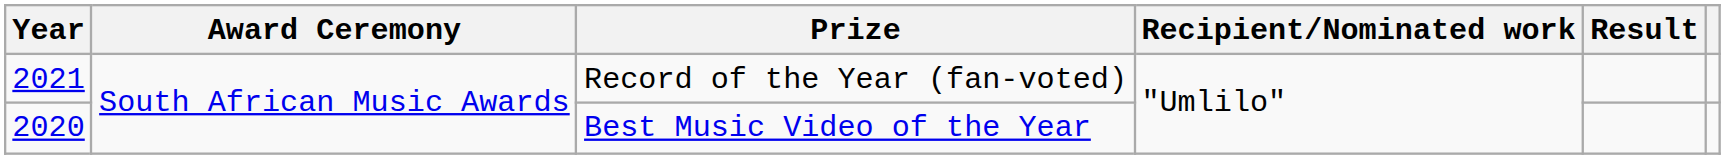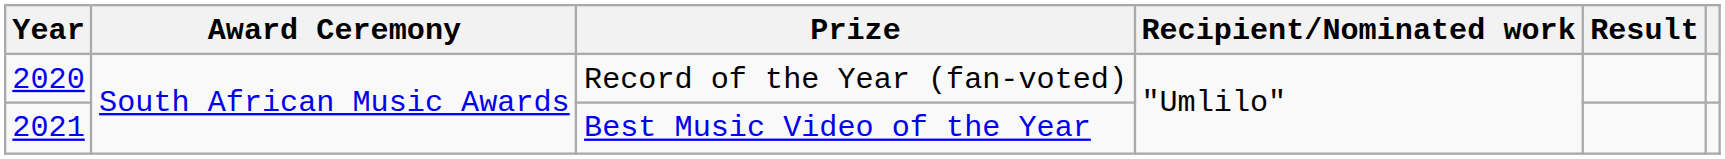(49, 79) 2021 -> (49, 79) 2020
(49, 128) 2020 -> (49, 128) 2021
